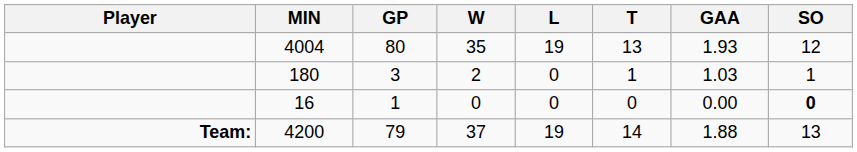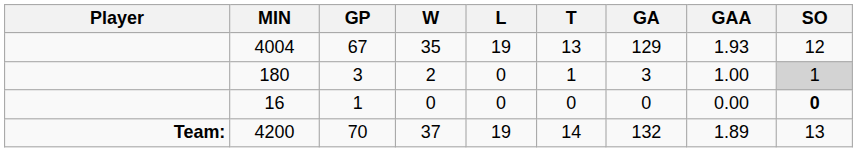+ column: (646, 18)
(395, 47) 80 -> (358, 47) 67
(720, 75) 1.03 -> (731, 75) 1.00
(811, 75) no background -> (815, 75) lightgrey background
(395, 132) 79 -> (358, 132) 70
(720, 132) 1.88 -> (731, 132) 1.89
